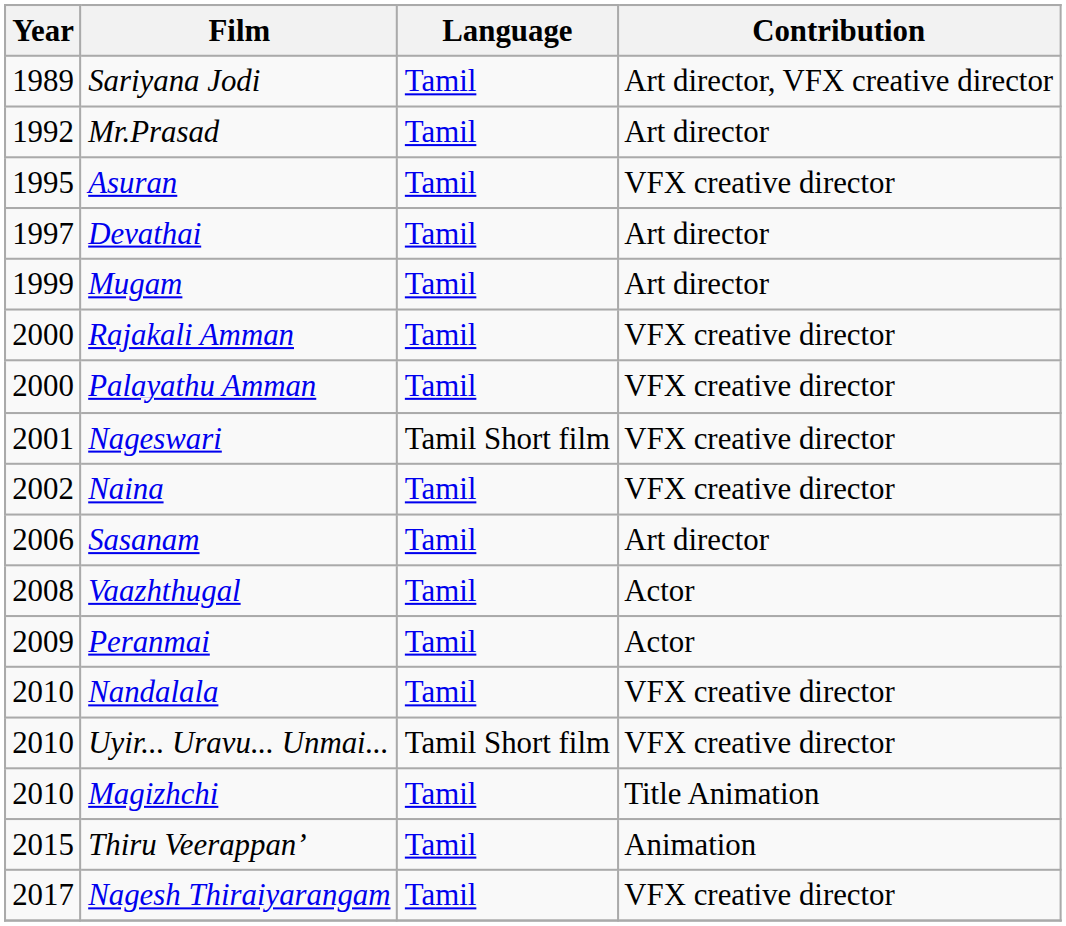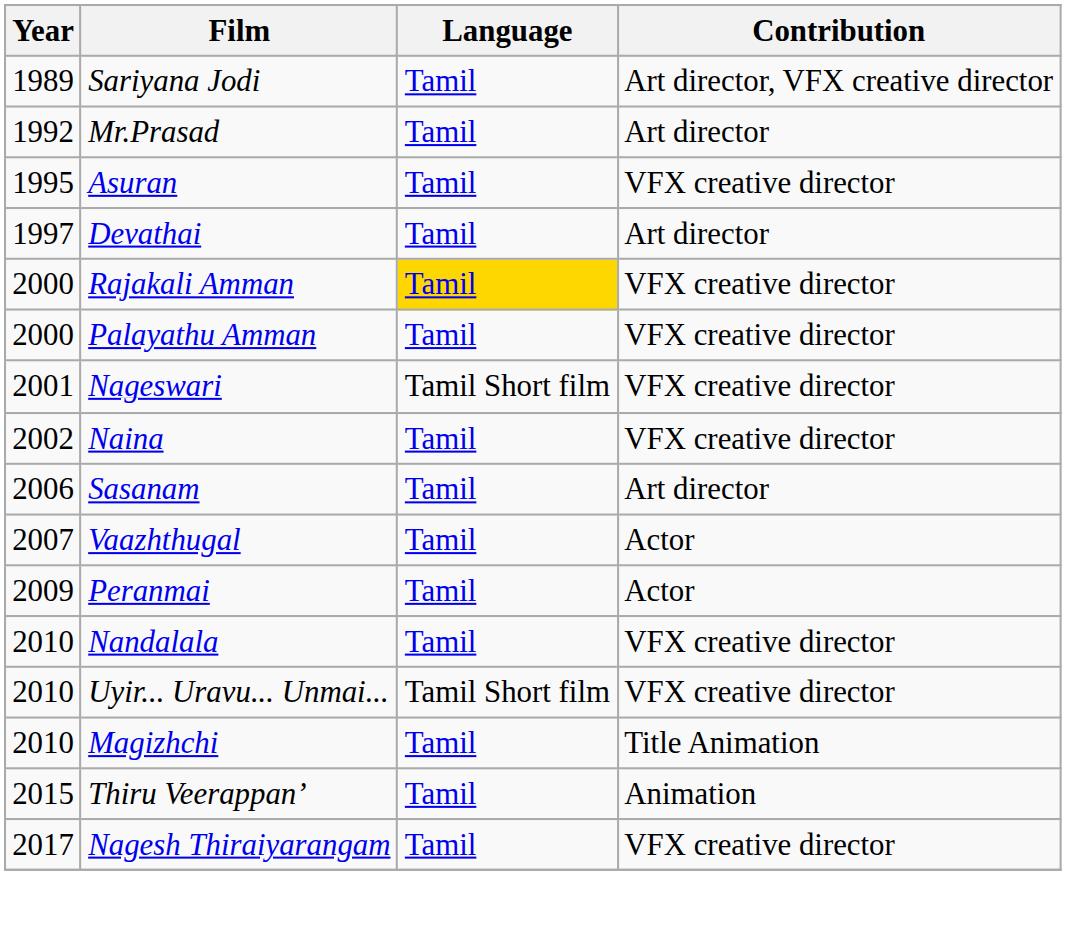- row: (135, 284)
(441, 335) no background -> (441, 284) gold background
(43, 589) 2008 -> (43, 538) 2007
